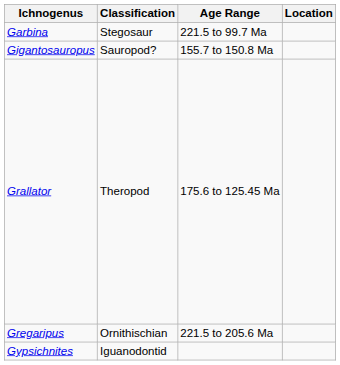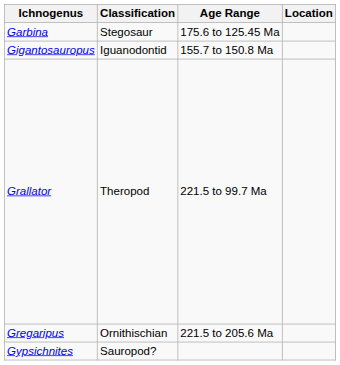(224, 31) 221.5 to 99.7 Ma -> (230, 31) 175.6 to 125.45 Ma
(128, 50) Sauropod? -> (133, 50) Iguanodontid
(230, 191) 175.6 to 125.45 Ma -> (224, 191) 221.5 to 99.7 Ma
(133, 351) Iguanodontid -> (128, 351) Sauropod?
